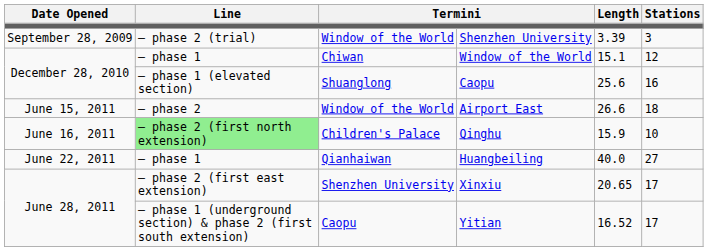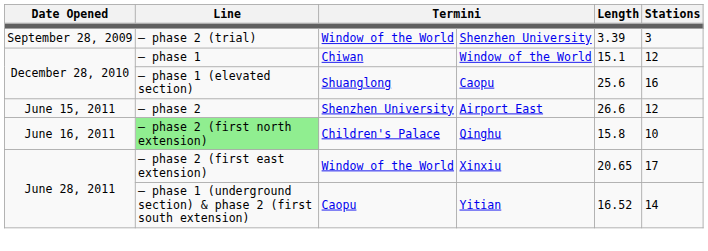(388, 108) Window of the World -> (388, 108) Shenzhen University
(652, 108) 18 -> (652, 108) 12
(611, 134) 15.9 -> (611, 134) 15.8
- row: (501, 159)
(388, 185) Shenzhen University -> (388, 166) Window of the World
(652, 224) 17 -> (652, 205) 14
